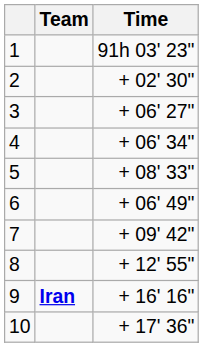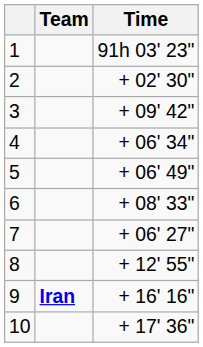(156, 111) + 06' 27" -> (156, 111) + 09' 42"
(156, 173) + 08' 33" -> (156, 173) + 06' 49"
(156, 204) + 06' 49" -> (156, 204) + 08' 33"
(156, 234) + 09' 42" -> (156, 234) + 06' 27"
